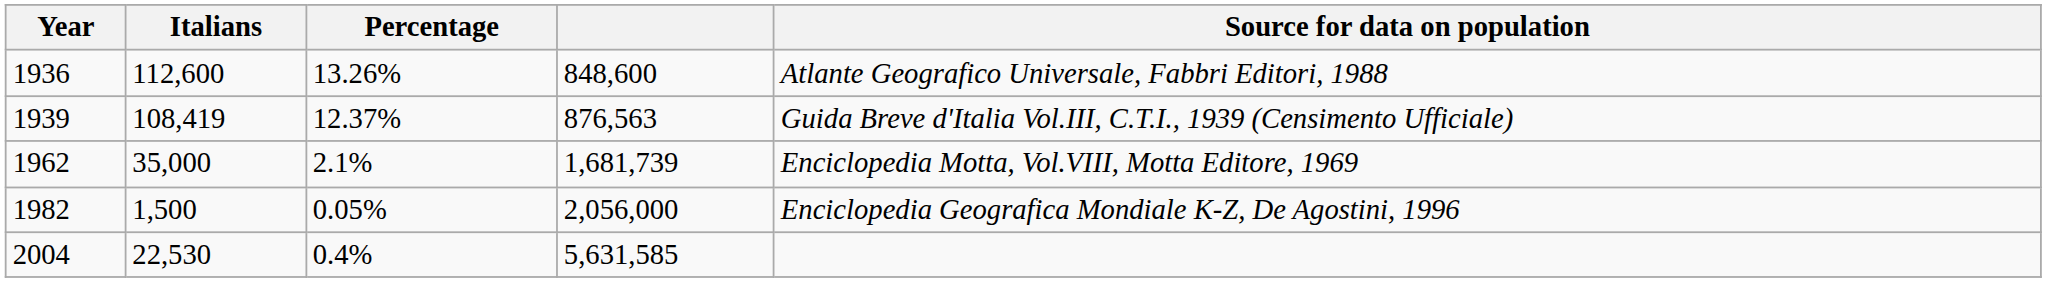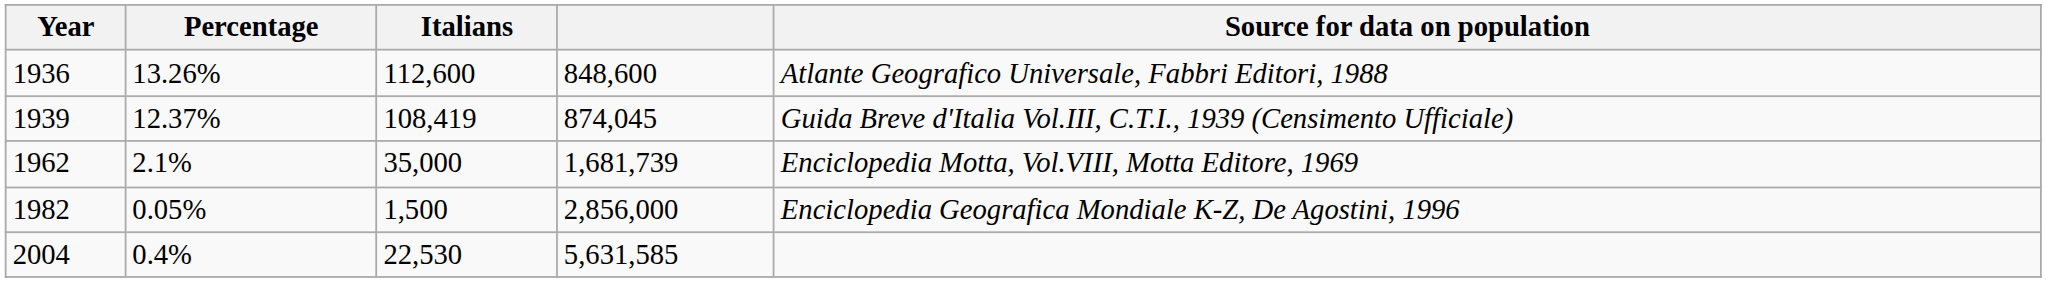columns swapped: (216, 27) <-> (432, 27)
(610, 118) 876,563 -> (610, 118) 874,045
(621, 208) 2,056,000 -> (621, 208) 2,856,000
